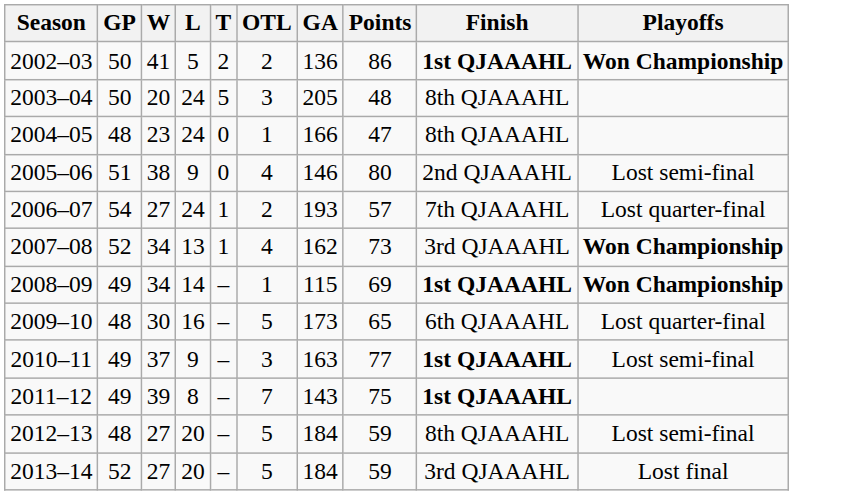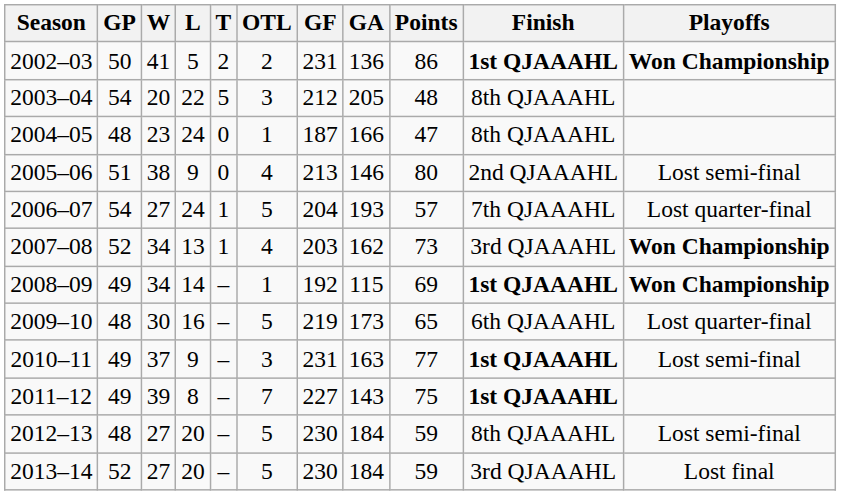+ column: (320, 23)
(120, 97) 50 -> (120, 97) 54
(193, 97) 24 -> (193, 97) 22
(267, 209) 2 -> (267, 209) 5
